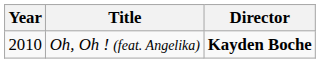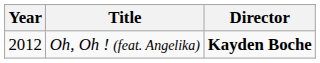(25, 44) 2010 -> (25, 44) 2012
